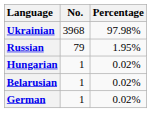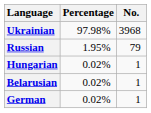columns swapped: (75, 13) <-> (118, 13)
